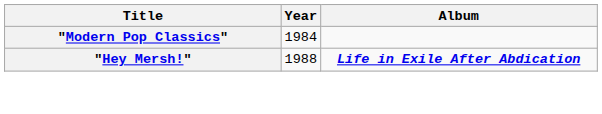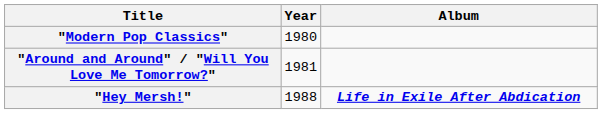(301, 38) 1984 -> (301, 38) 1980
+ row: (143, 67)
